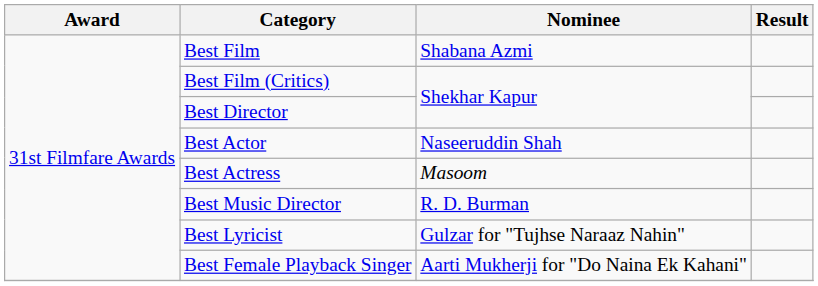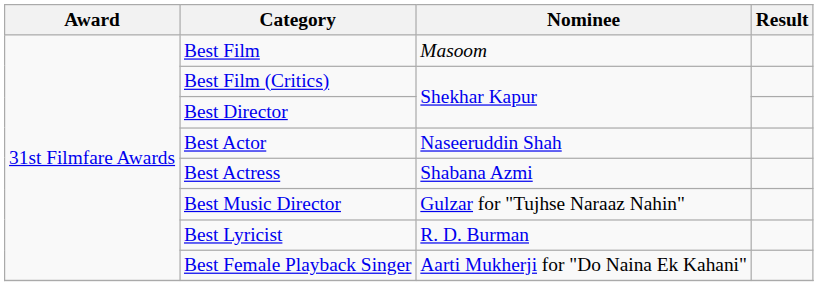(477, 50) Shabana Azmi -> (454, 50) Masoom
(454, 173) Masoom -> (477, 173) Shabana Azmi
(475, 204) R. D. Burman -> (553, 204) Gulzar for "Tujhse Naraaz Nahin"
(553, 234) Gulzar for "Tujhse Naraaz Nahin" -> (475, 234) R. D. Burman
